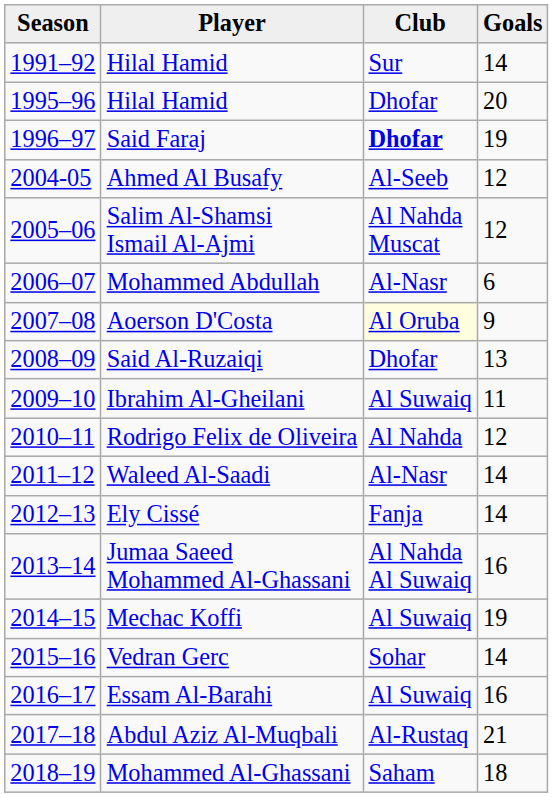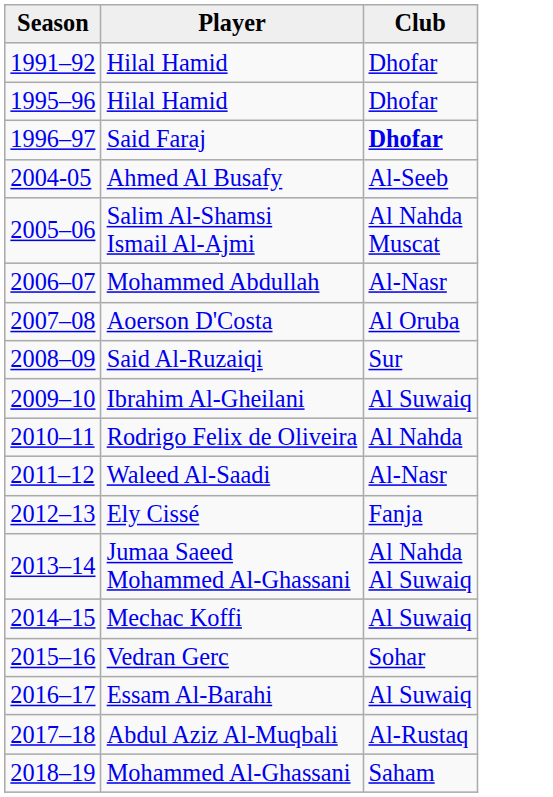- column: (513, 23)
(385, 62) Sur -> (403, 62) Dhofar
(414, 321) lightyellow background -> (414, 321) no background
(403, 359) Dhofar -> (385, 359) Sur
